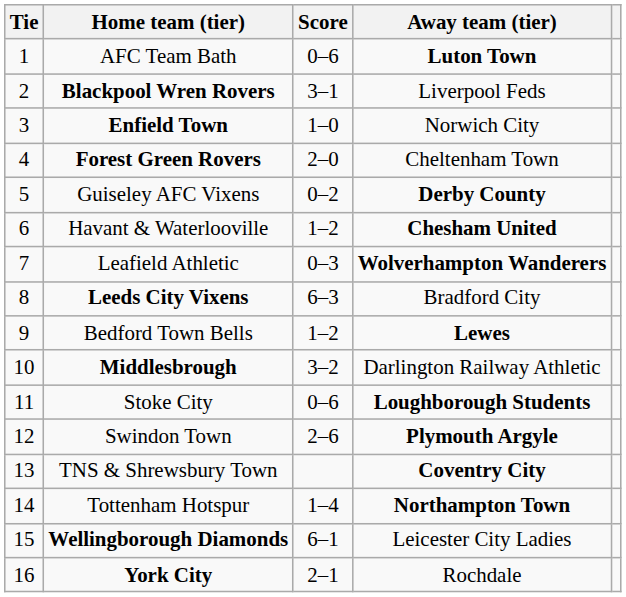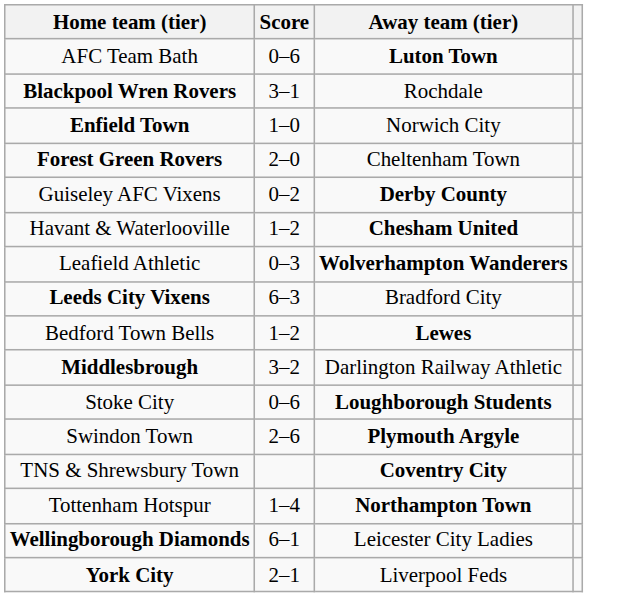- column: (24, 21)
(482, 90) Liverpool Feds -> (443, 90) Rochdale
(482, 574) Rochdale -> (443, 574) Liverpool Feds
